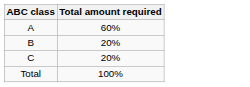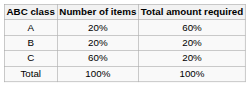+ column: (98, 12)
